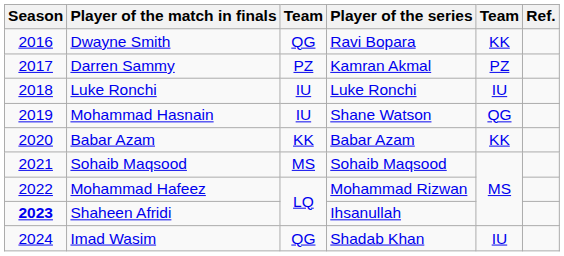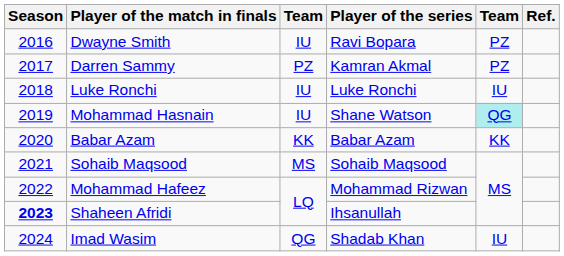(303, 41) QG -> (303, 41) IU
(499, 41) KK -> (499, 41) PZ
(499, 115) no background -> (499, 115) paleturquoise background
